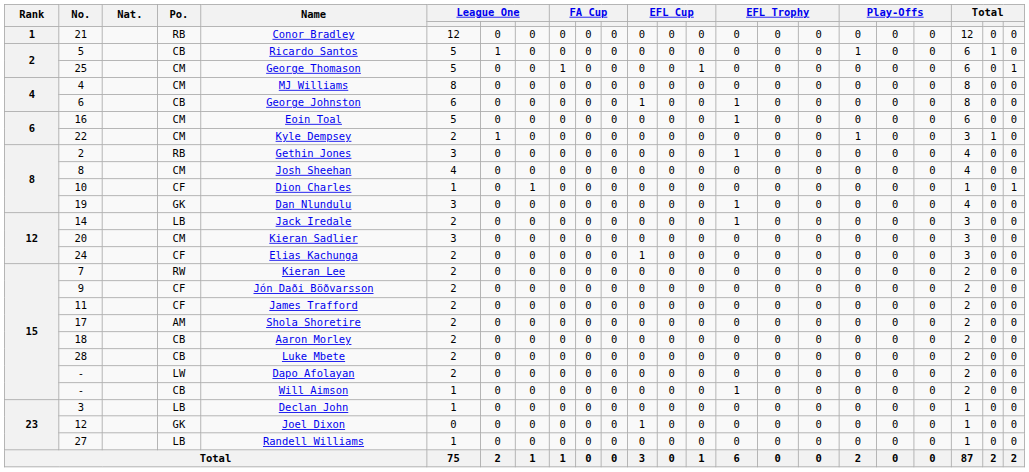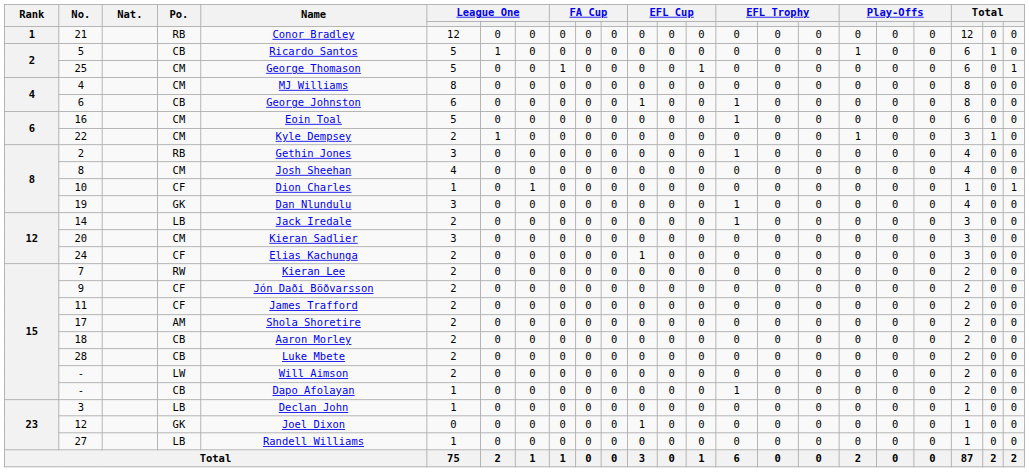(314, 374) Dapo Afolayan -> (314, 374) Will Aimson
(314, 391) Will Aimson -> (314, 391) Dapo Afolayan
